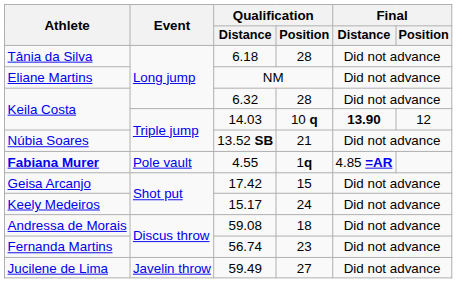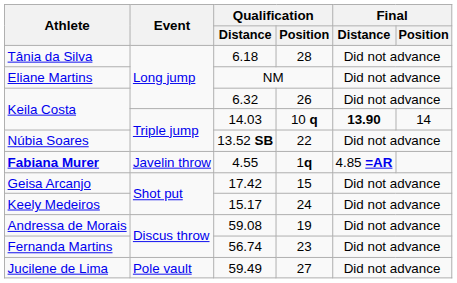(304, 99) 28 -> (304, 99) 26
(424, 120) 12 -> (424, 120) 14
(304, 141) 21 -> (304, 141) 22
(162, 162) Pole vault -> (172, 162) Javelin throw
(304, 226) 18 -> (304, 226) 19
(172, 268) Javelin throw -> (162, 268) Pole vault
